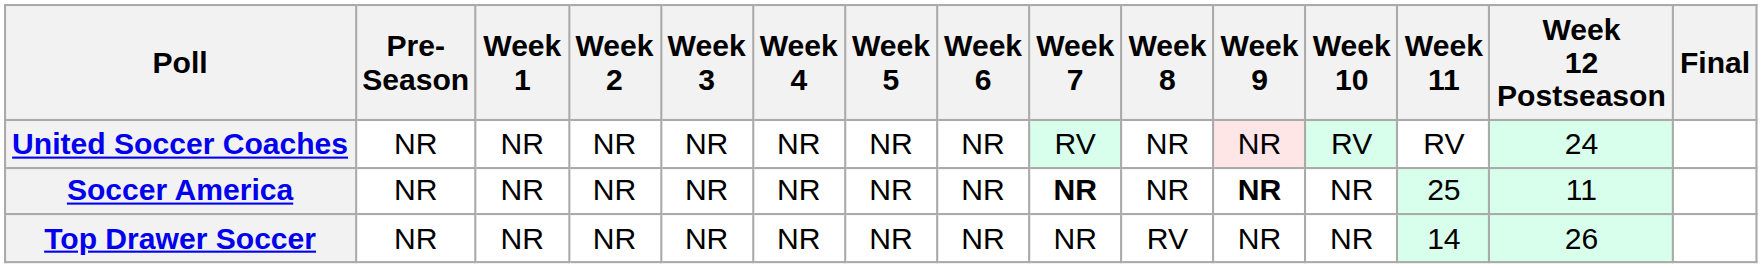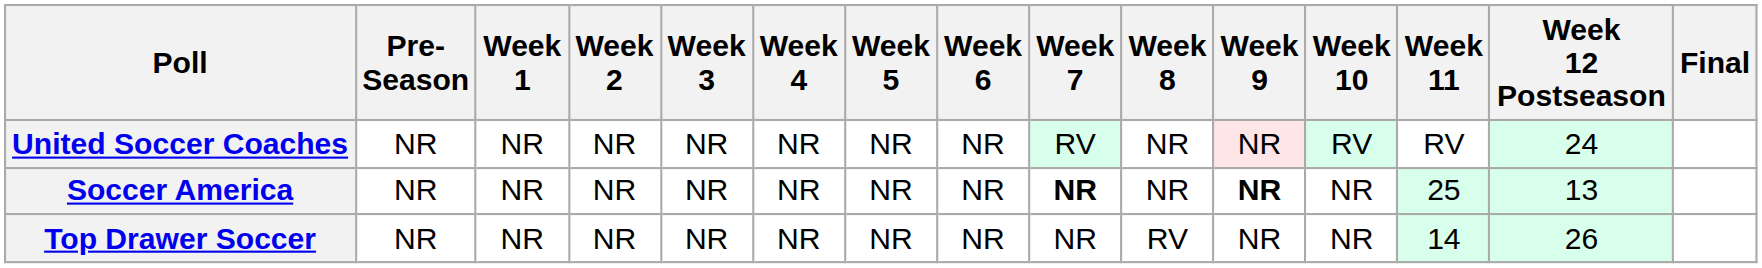(1581, 191) 11 -> (1581, 191) 13
